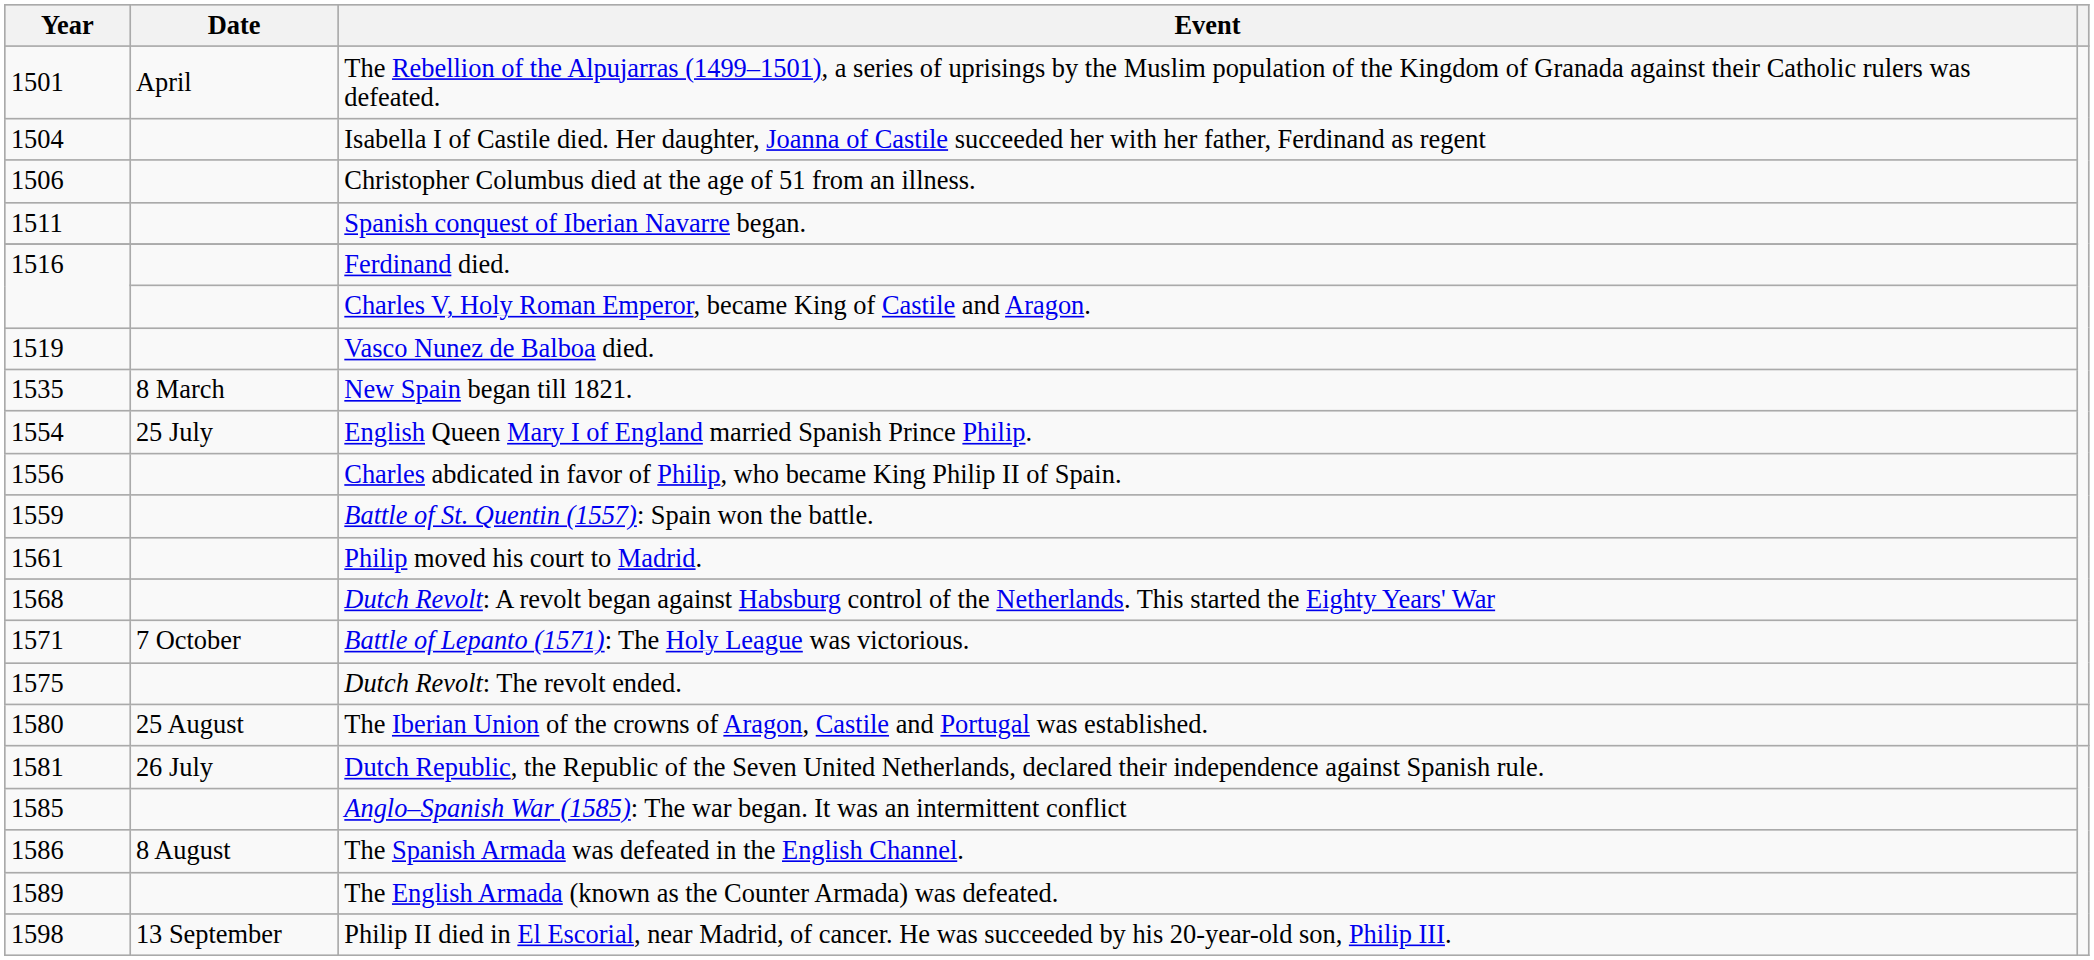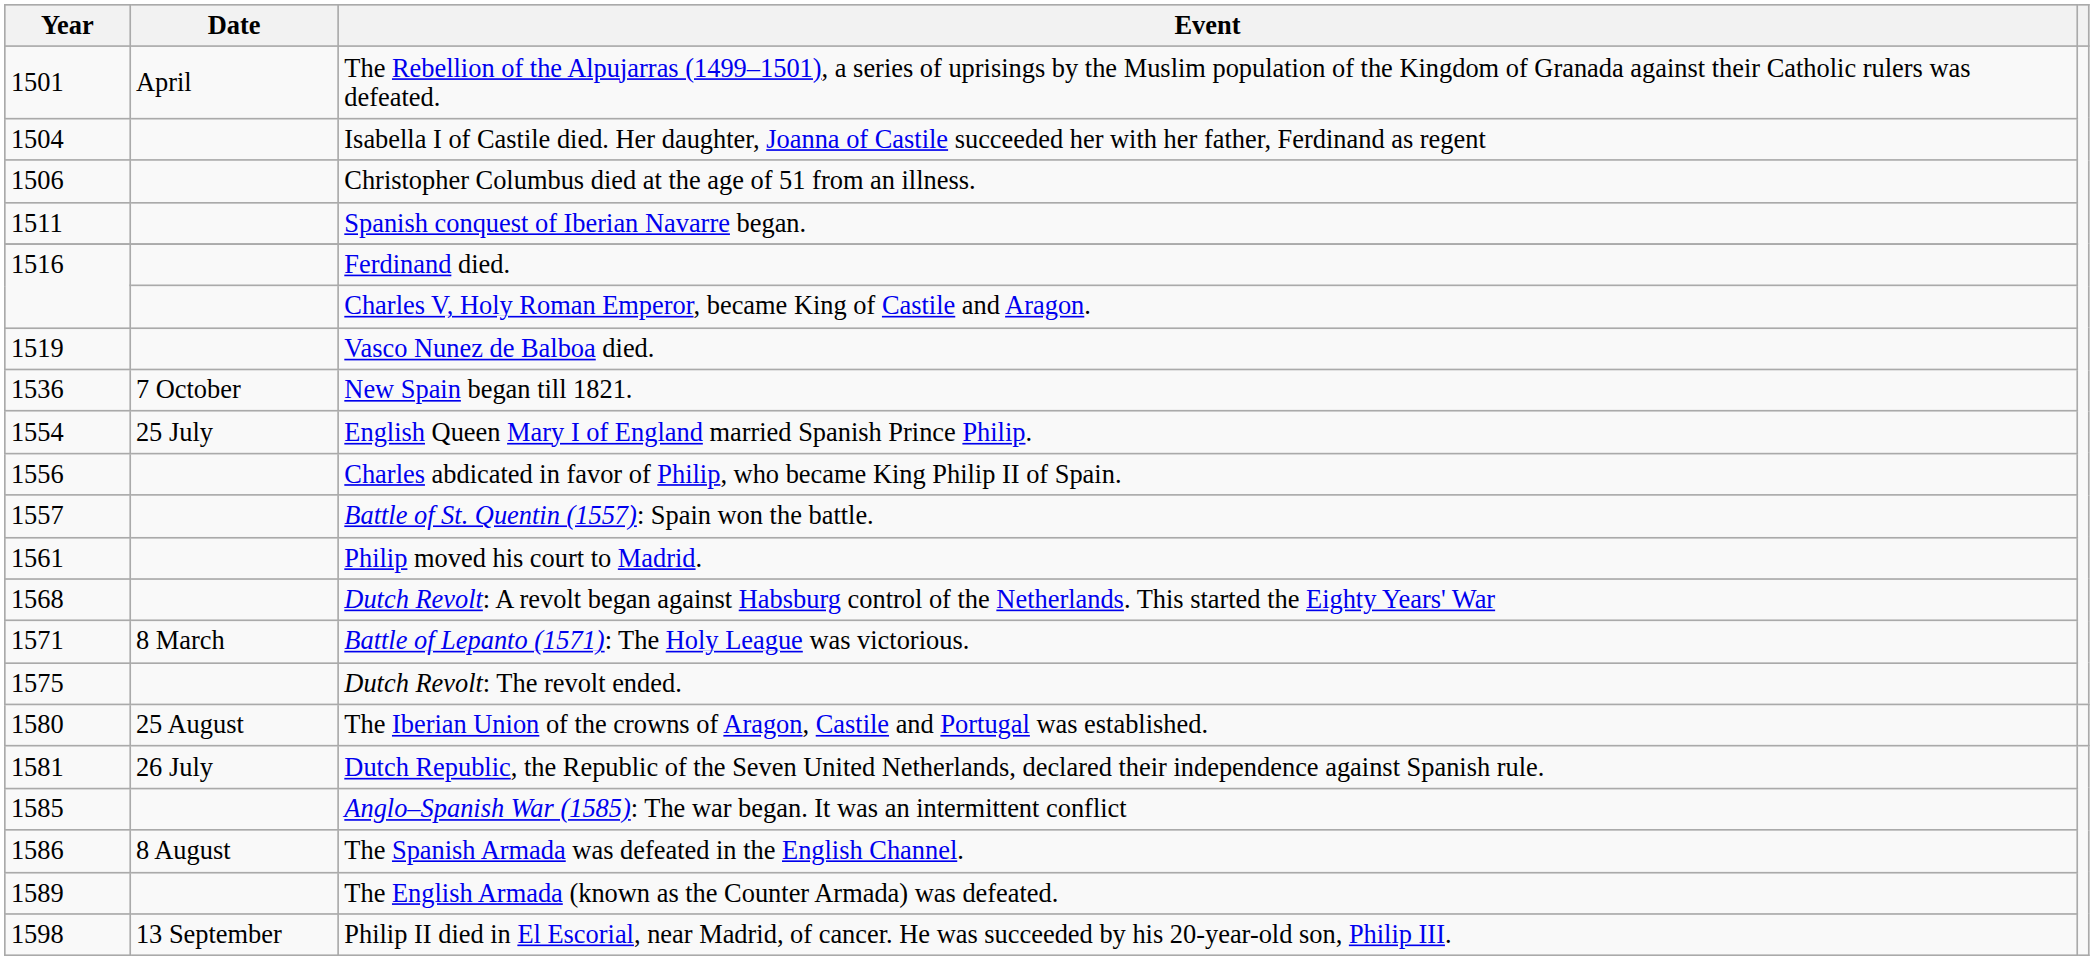(37, 390) 1535 -> (37, 390) 1536
(180, 390) 8 March -> (188, 390) 7 October
(37, 515) 1559 -> (37, 515) 1557
(188, 641) 7 October -> (180, 641) 8 March
